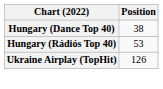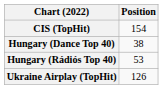+ row: (62, 28)
